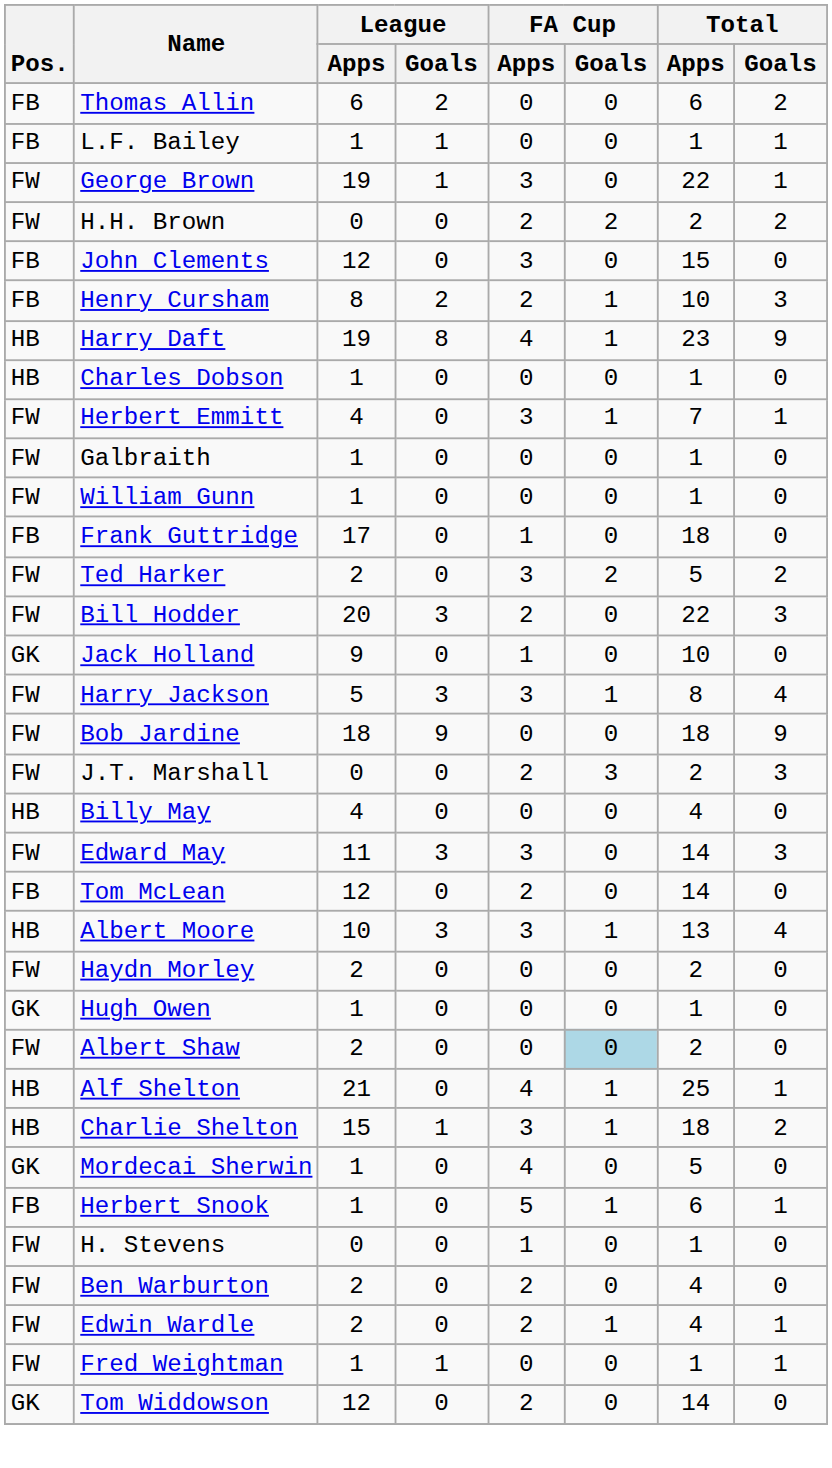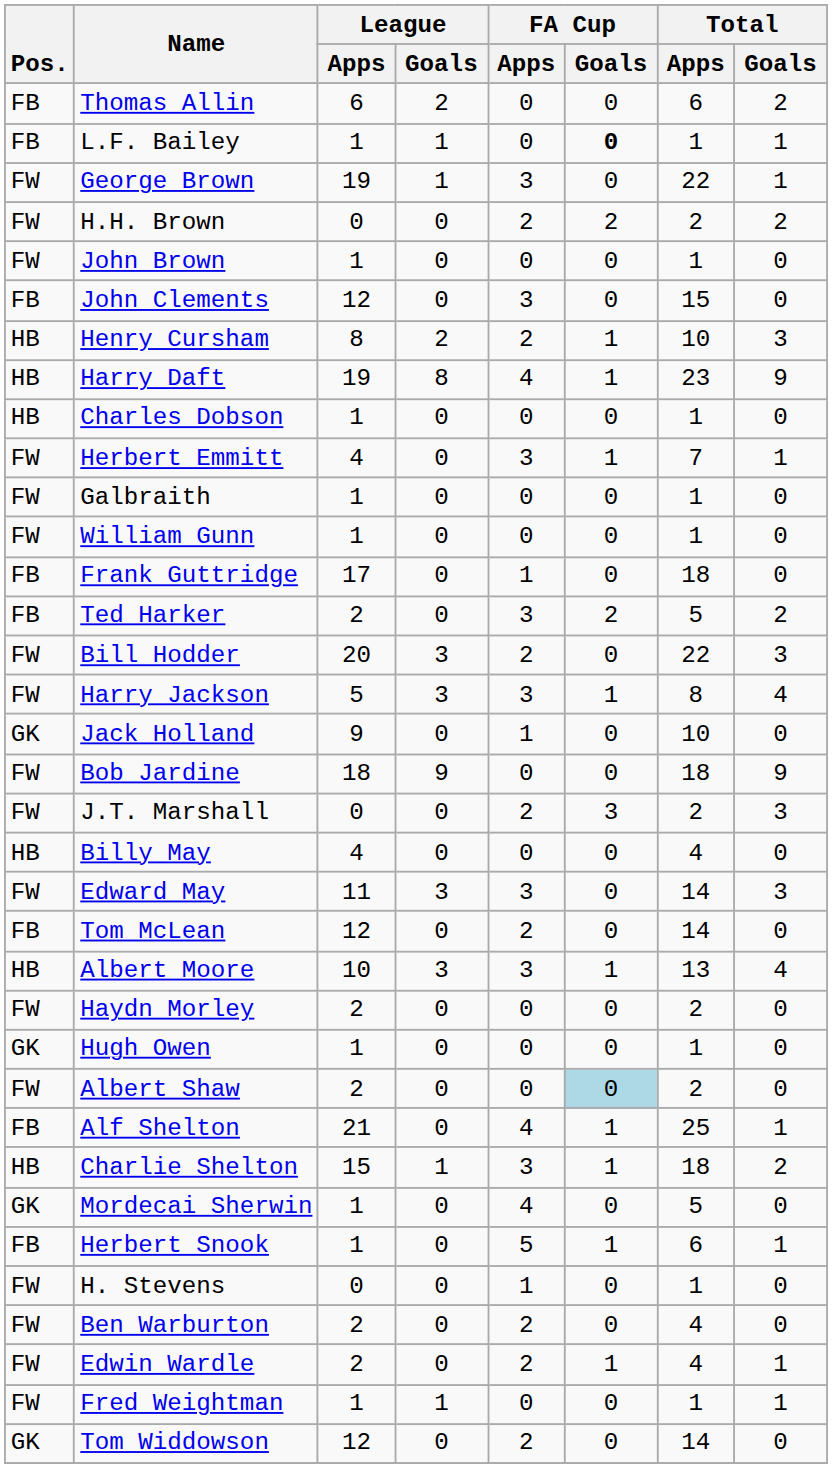(611, 143) normal -> (611, 143) bold
+ row: (153, 261)
(25, 300) FB -> (25, 340) HB
(25, 576) FW -> (25, 616) FB
rows swapped: (167, 655) <-> (175, 695)
(25, 1089) HB -> (25, 1128) FB
